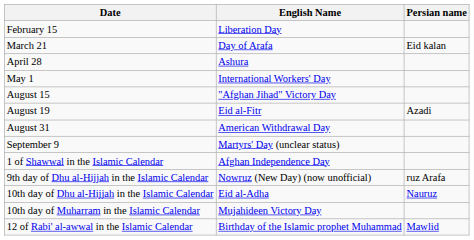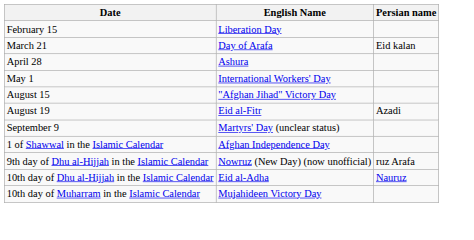- row: (28, 128)
- row: (100, 227)
